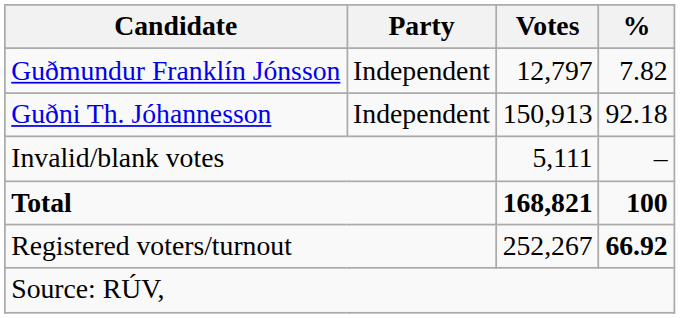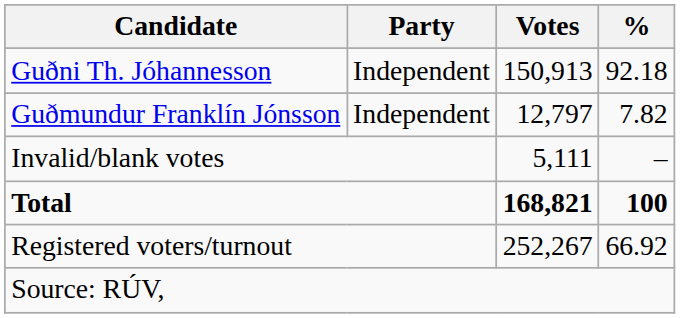rows swapped: (141, 114) <-> (176, 70)
(637, 245) bold -> (637, 245) normal
